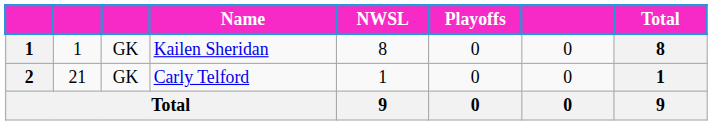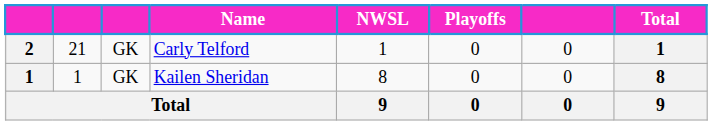rows swapped: (211, 48) <-> (201, 77)
